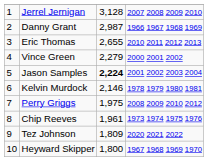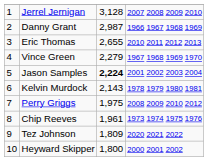(155, 58) 2000 2001 2002 -> (165, 58) 1967 1968 1969 1970
(111, 88) 2,146 -> (111, 88) 2,143
(165, 149) 1967 1968 1969 1970 -> (155, 149) 2000 2001 2002
